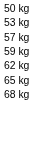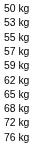+ row: (17, 37)
+ row: (17, 123)
+ row: (17, 137)
